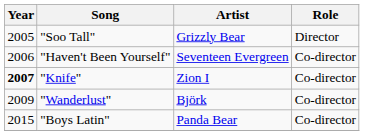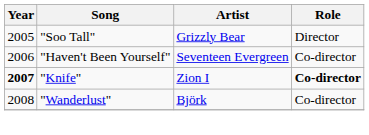(325, 78) normal -> (328, 78) bold
(21, 99) 2009 -> (21, 99) 2008
- row: (75, 120)
